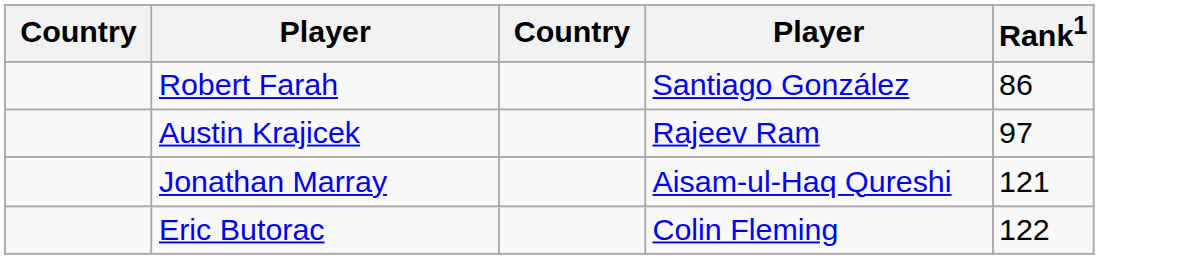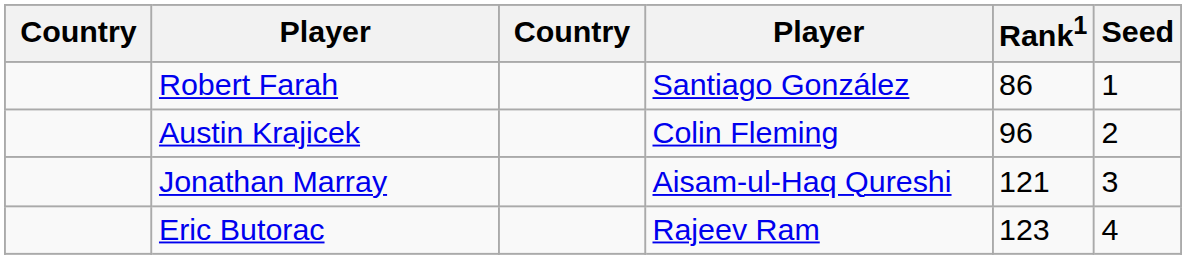+ column: (1138, 32)
(736, 133) Rajeev Ram -> (745, 133) Colin Fleming
(1016, 133) 97 -> (1016, 133) 96
(745, 229) Colin Fleming -> (736, 229) Rajeev Ram
(1024, 229) 122 -> (1024, 229) 123
